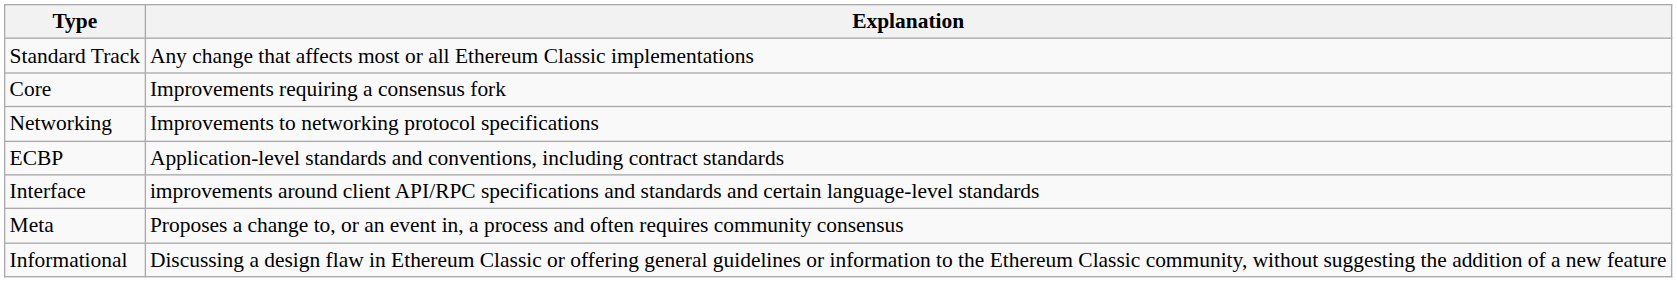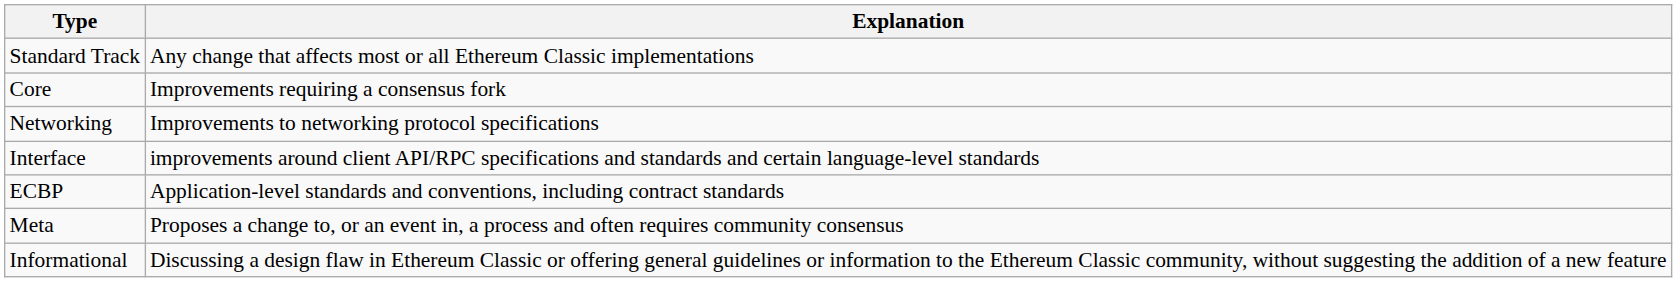rows swapped: (48, 191) <-> (36, 157)
